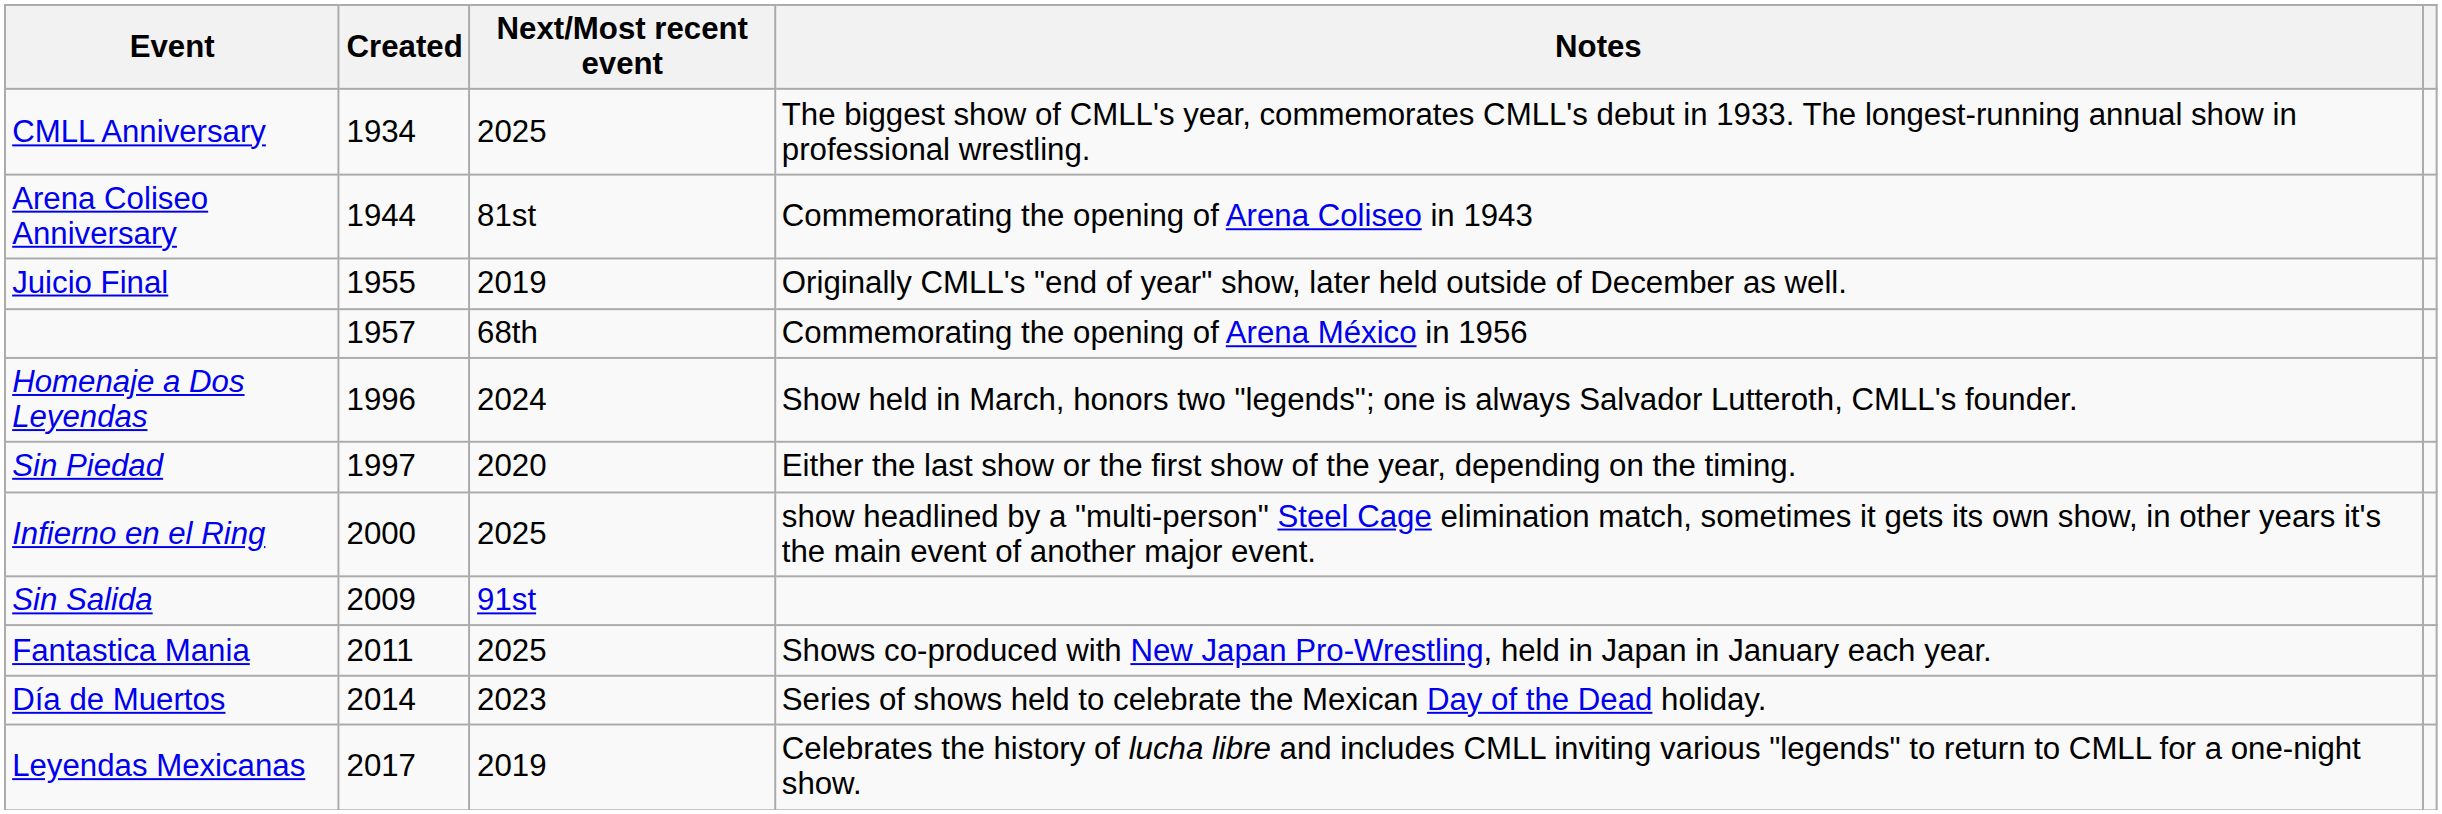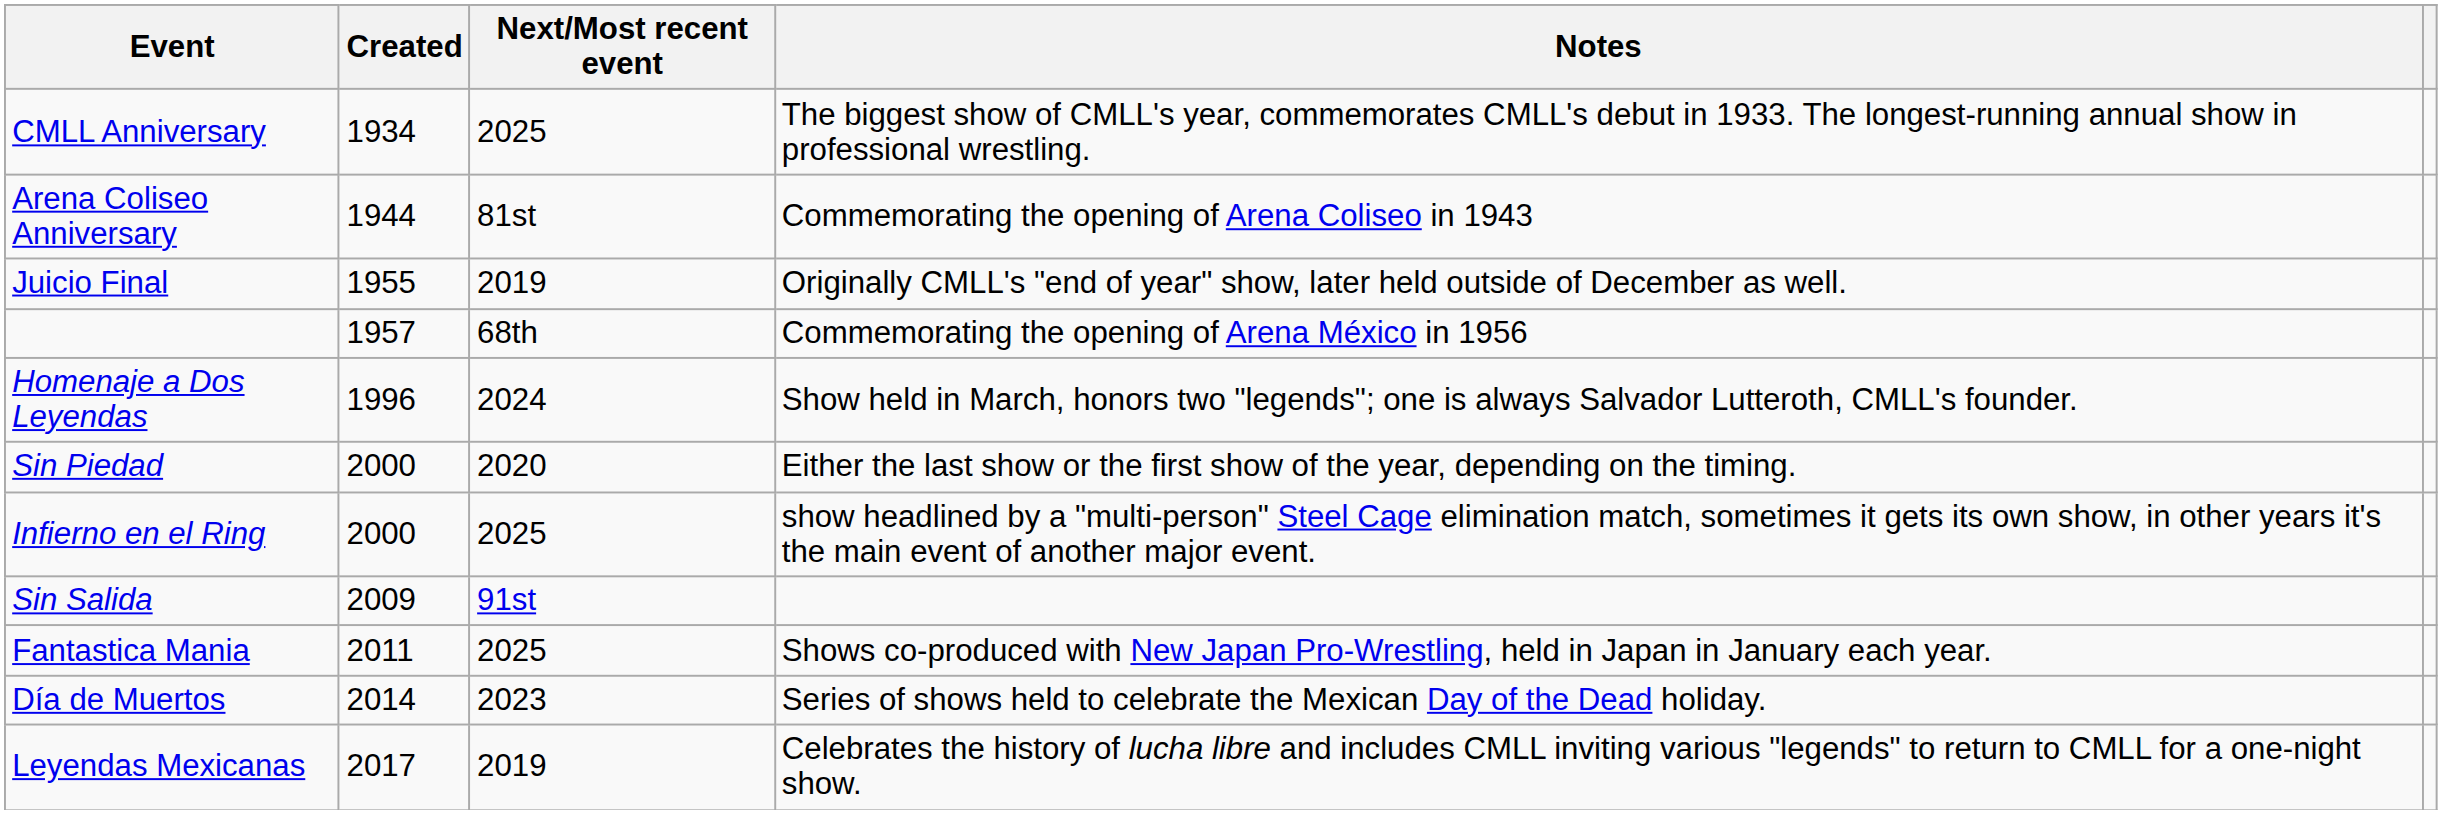(381, 466) 1997 -> (381, 466) 2000
